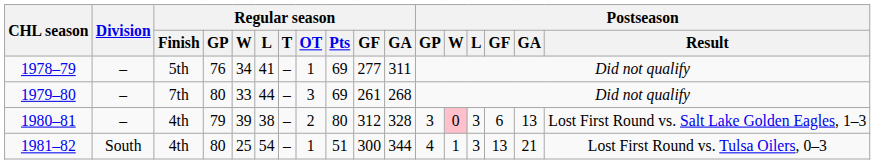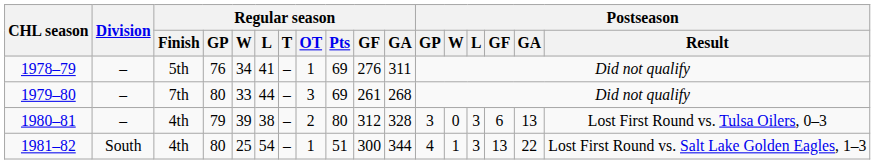(369, 69) 277 -> (369, 69) 276
(456, 120) pink background -> (456, 120) no background
(707, 120) Lost First Round vs. Salt Lake Golden Eagles, 1–3 -> (707, 120) Lost First Round vs. Tulsa Oilers, 0–3
(529, 146) 21 -> (529, 146) 22
(707, 146) Lost First Round vs. Tulsa Oilers, 0–3 -> (707, 146) Lost First Round vs. Salt Lake Golden Eagles, 1–3
